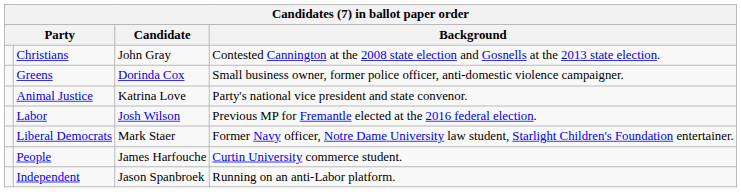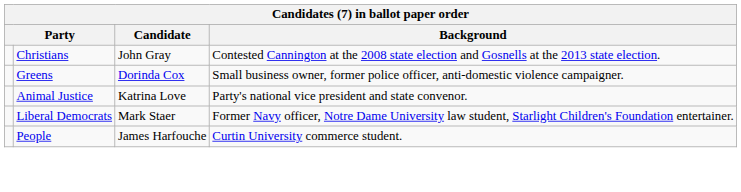- row: (32, 116)
- row: (48, 177)
